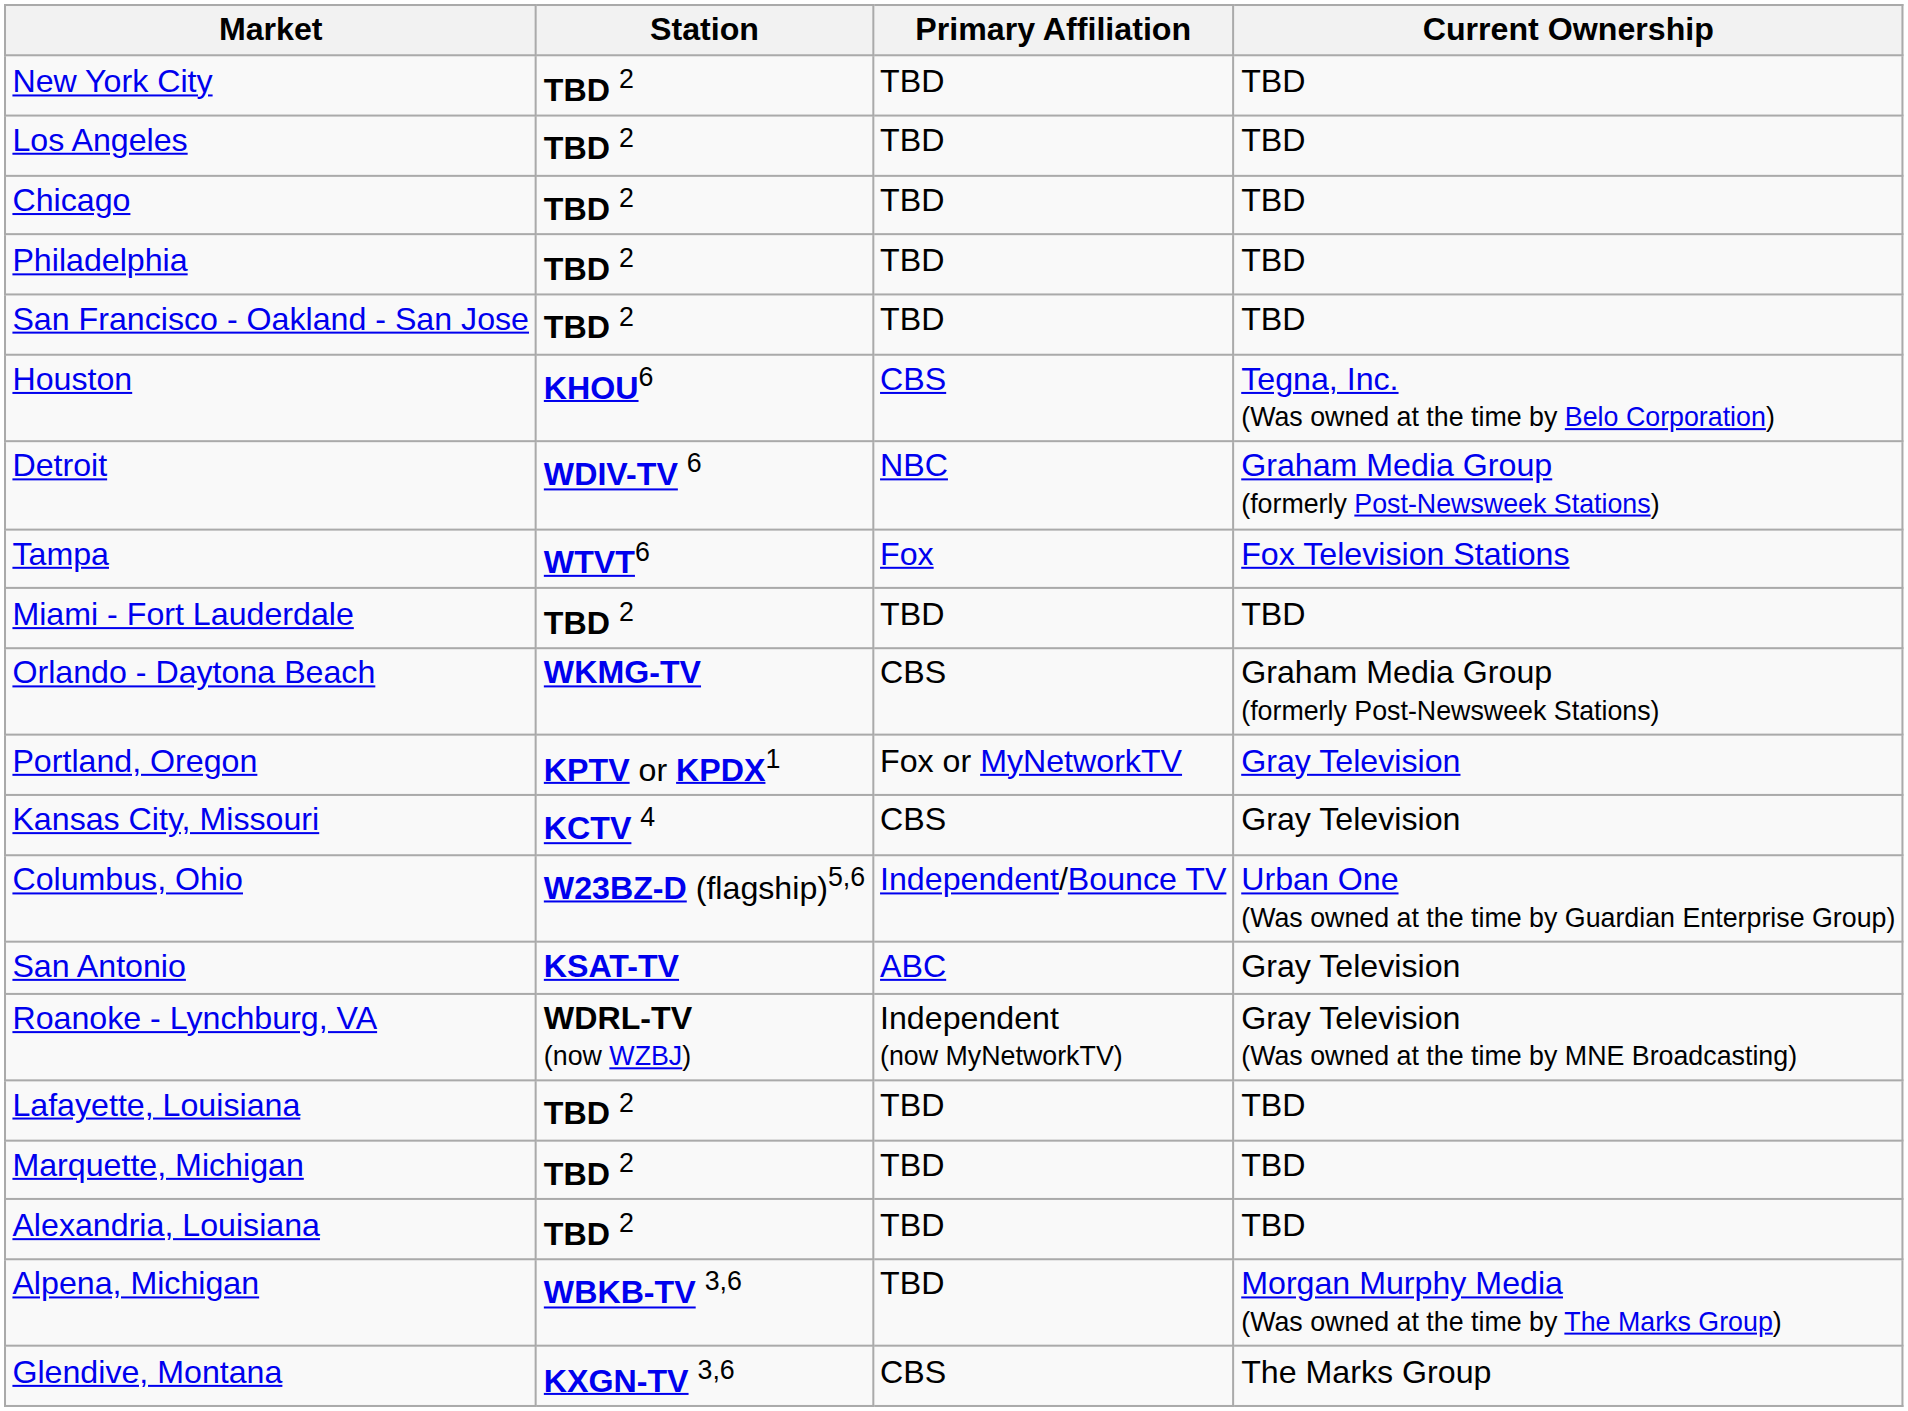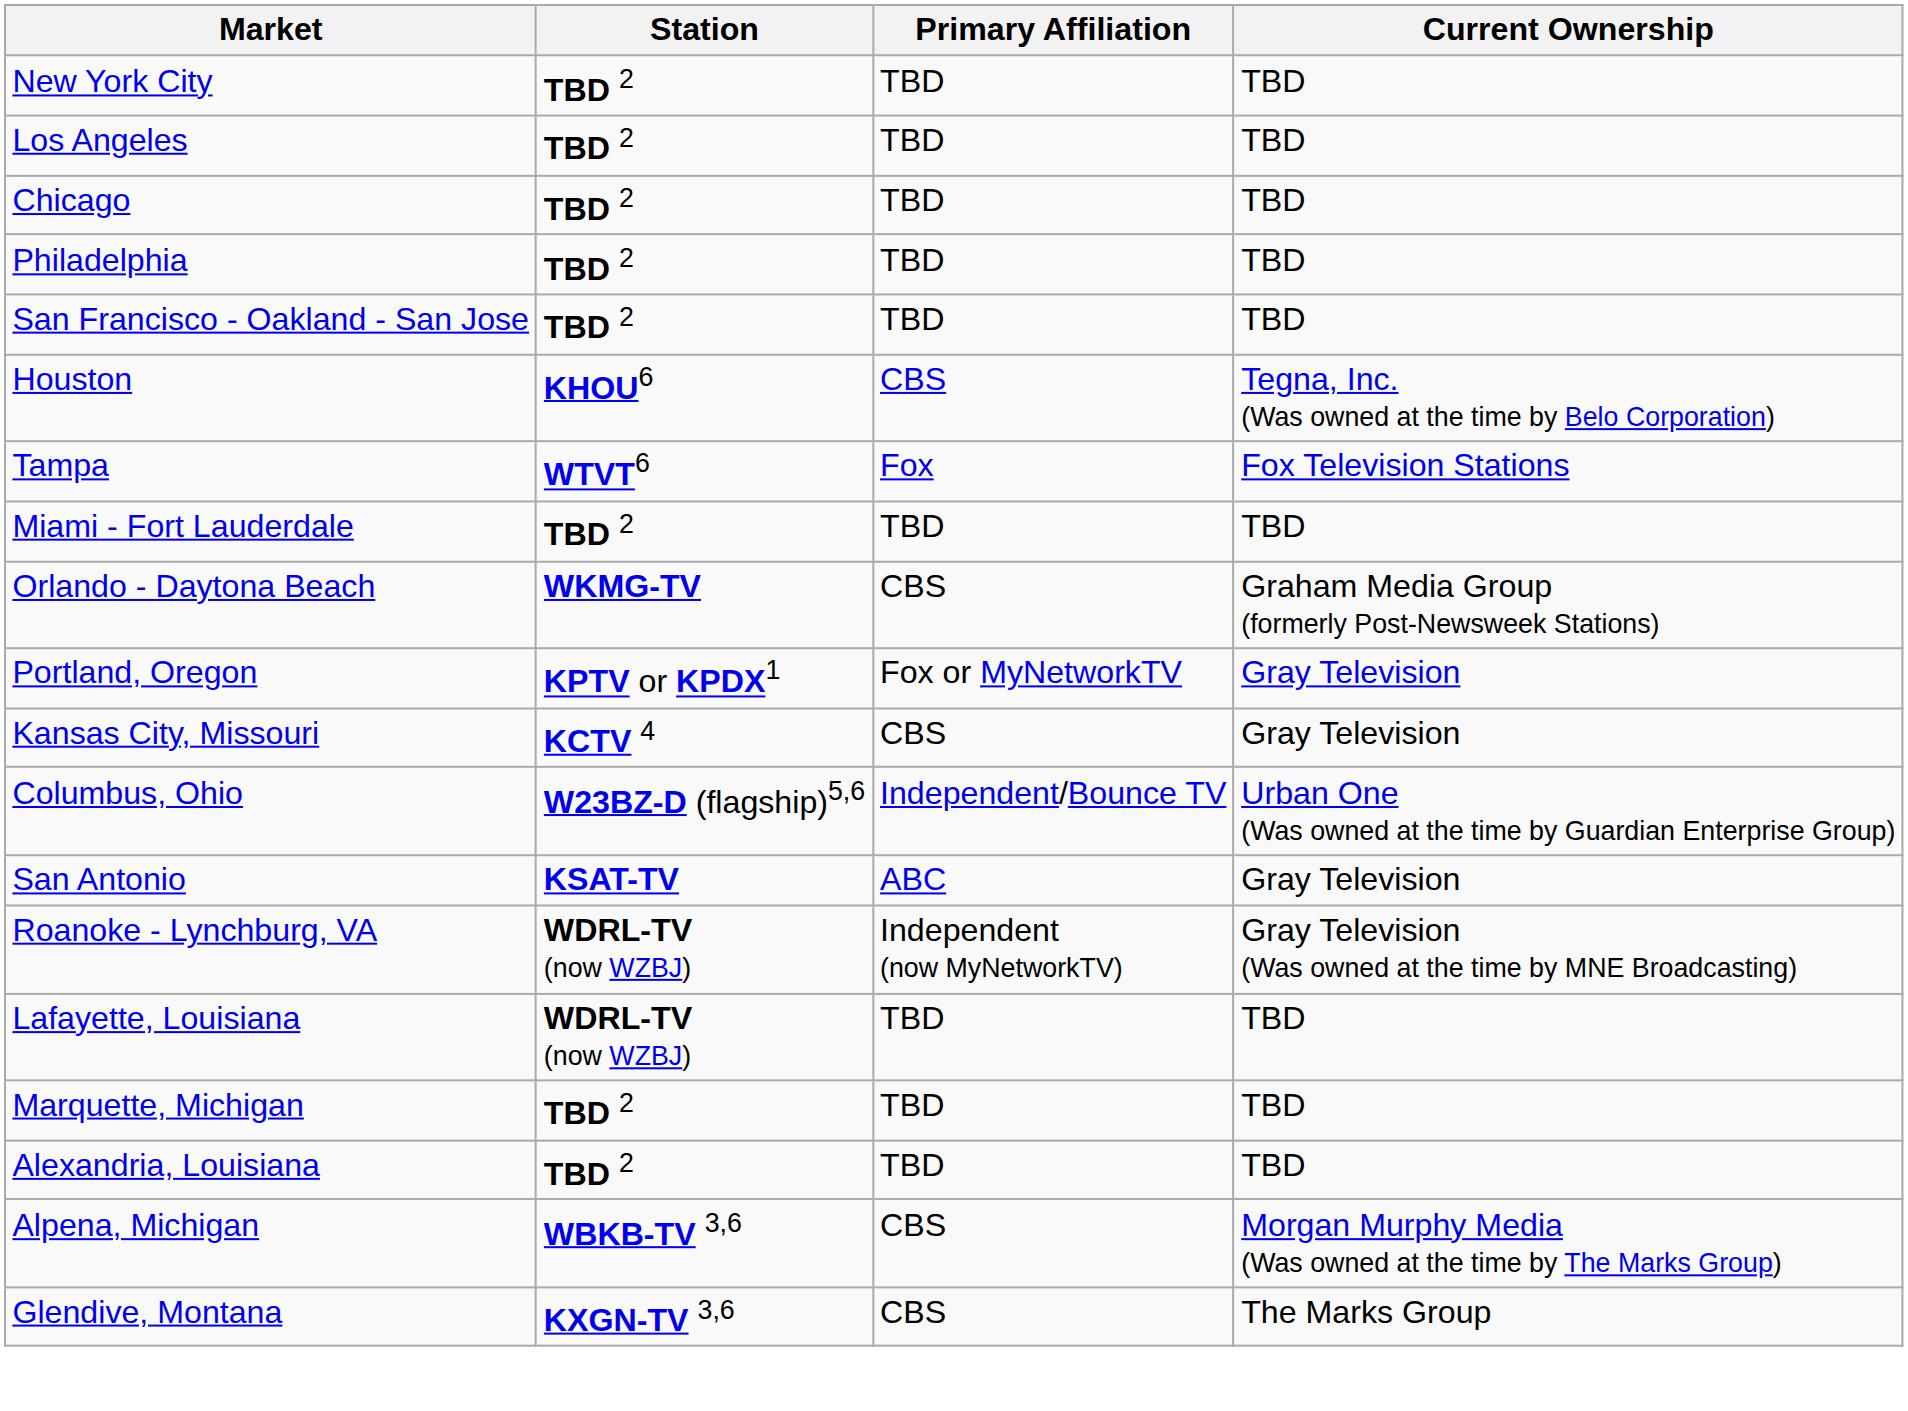- row: (60, 466)
(589, 1109) TBD 2 -> (618, 1036) WDRL-TV (now WZBJ)
(912, 1284) TBD -> (913, 1224) CBS
